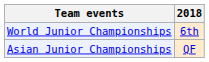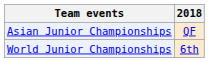rows swapped: (89, 48) <-> (89, 31)
